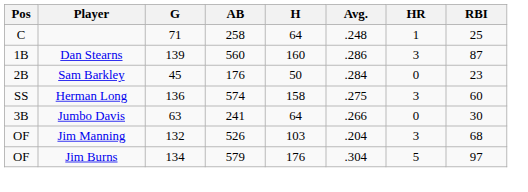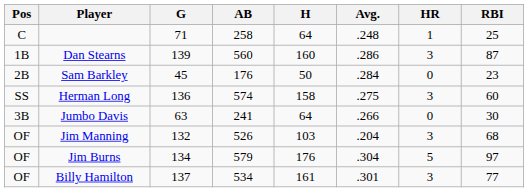+ row: (94, 177)
